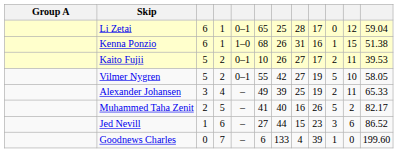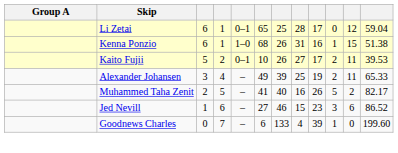- row: (130, 76)
(281, 124) 44 -> (281, 108) 46
